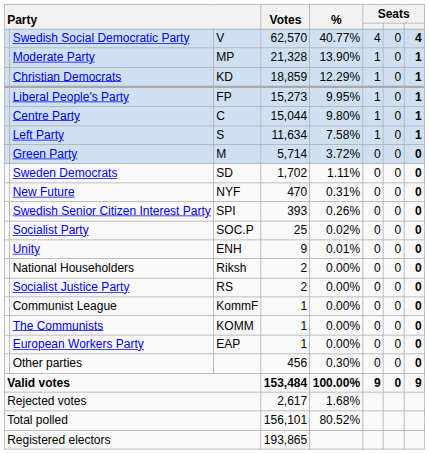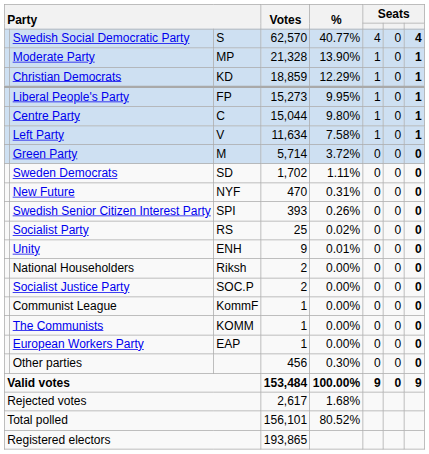(220, 38) V -> (220, 38) S
(220, 135) S -> (220, 135) V
(235, 230) SOC.P -> (225, 230) RS
(225, 287) RS -> (235, 287) SOC.P
